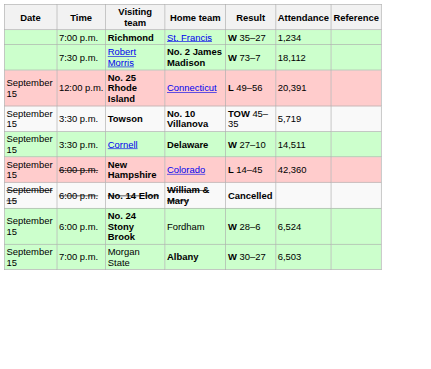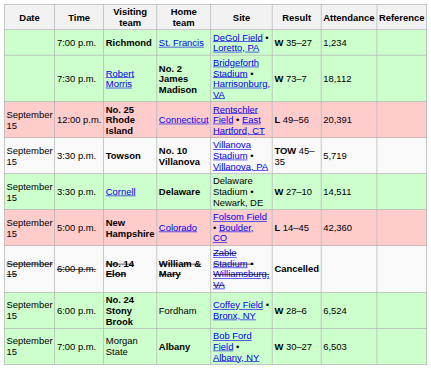+ column: (241, 17)
(79, 170) 6:00 p.m. -> (77, 228) 5:00 p.m.
